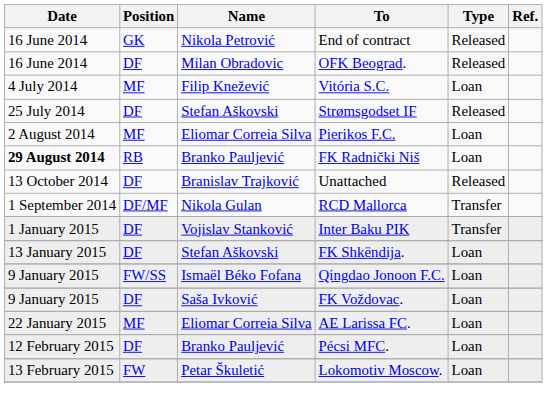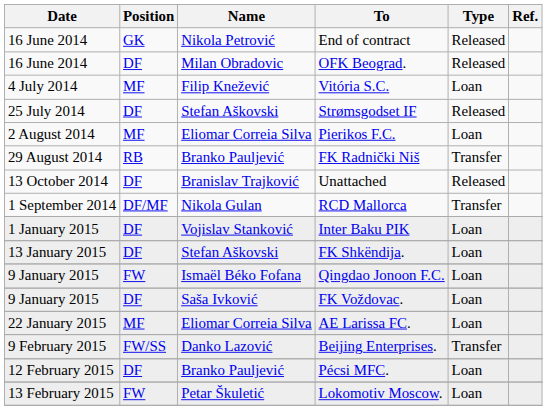(56, 157) bold -> (55, 157) normal
(467, 157) Loan -> (477, 157) Transfer
(477, 228) Transfer -> (467, 228) Loan
(145, 275) FW/SS -> (134, 275) FW
+ row: (378, 346)
